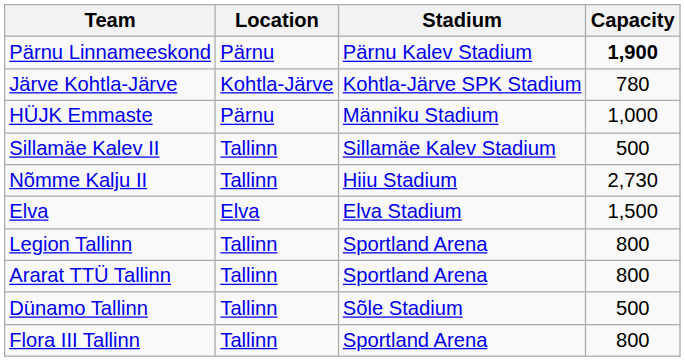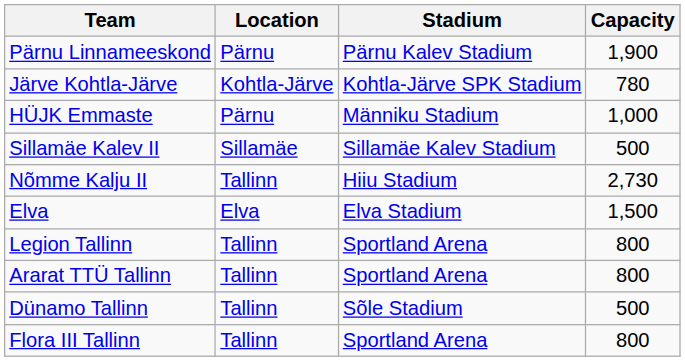(633, 52) bold -> (633, 52) normal
(249, 148) Tallinn -> (259, 148) Sillamäe
